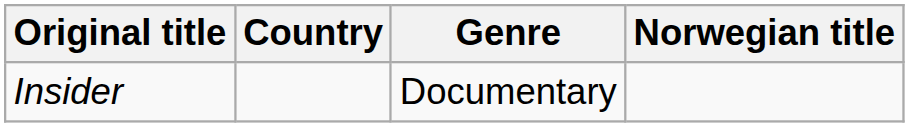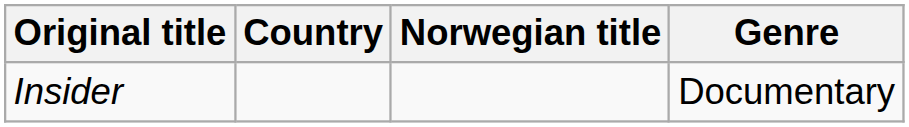columns swapped: (764, 33) <-> (508, 33)
